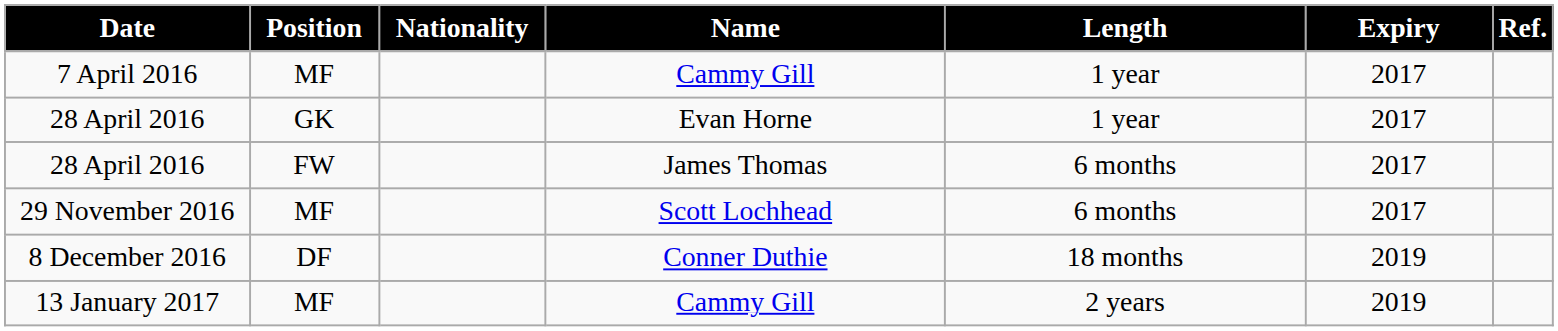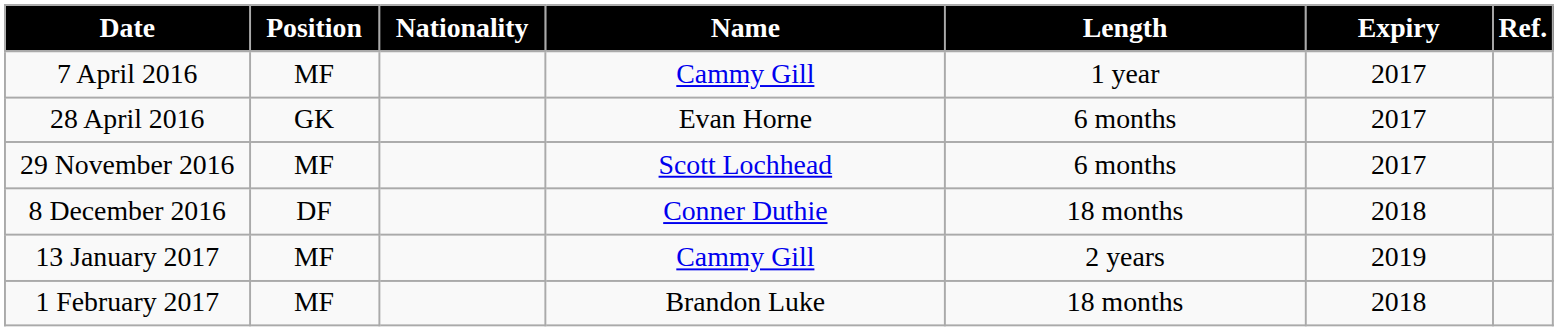(1125, 119) 1 year -> (1125, 119) 6 months
- row: (127, 165)
(1399, 256) 2019 -> (1399, 211) 2018
+ row: (127, 302)
